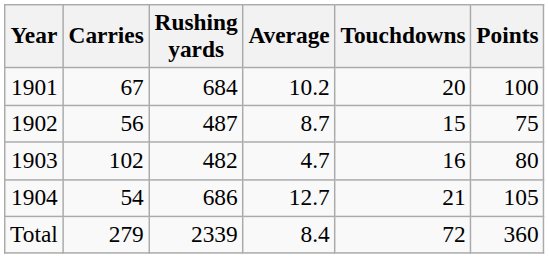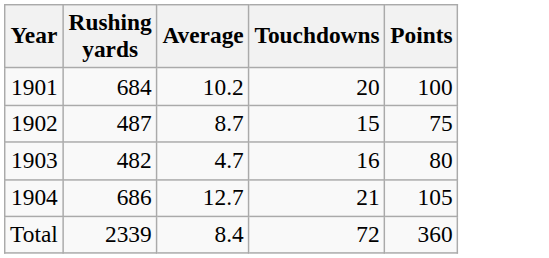- column: (106, 36)
